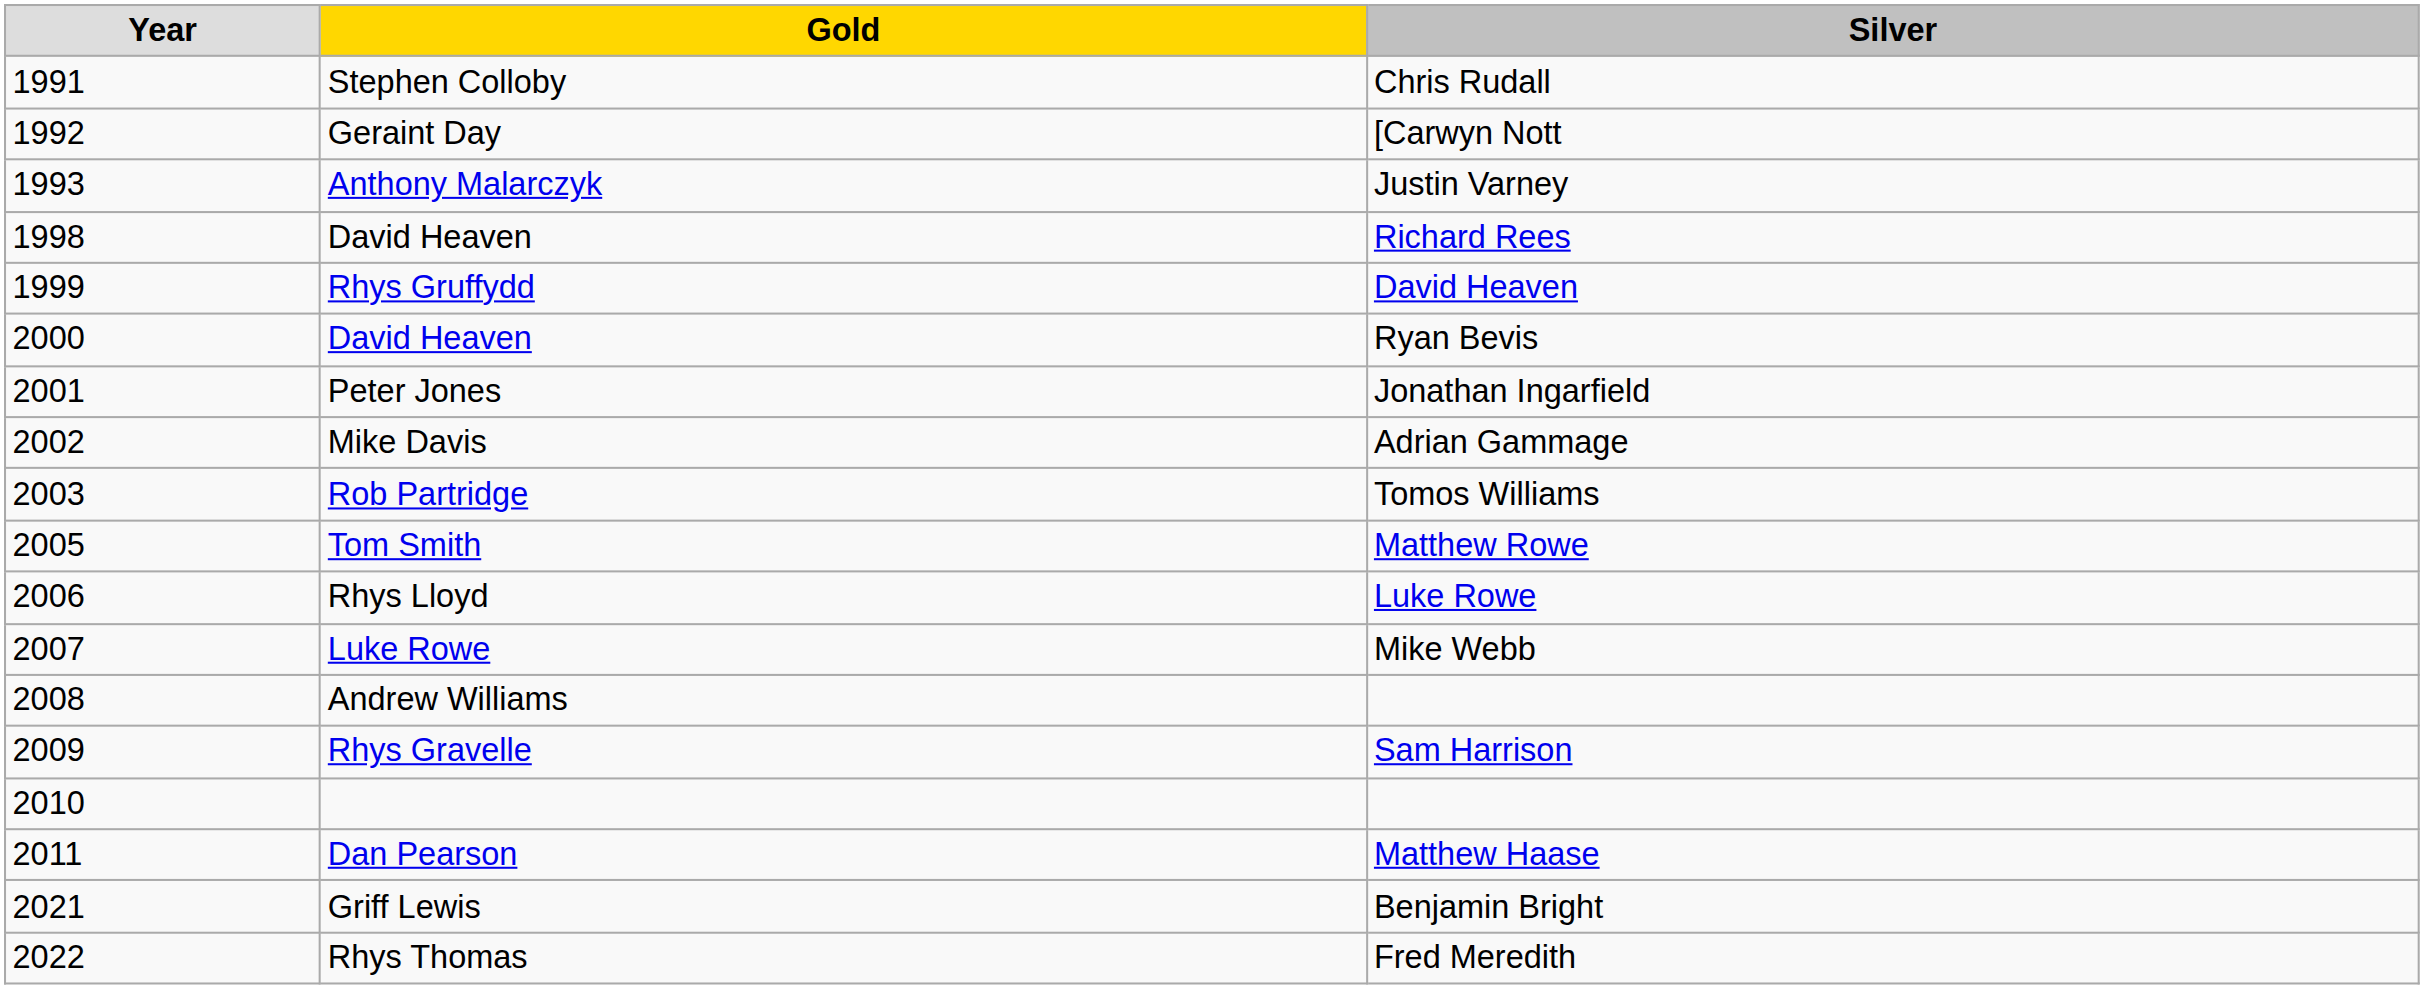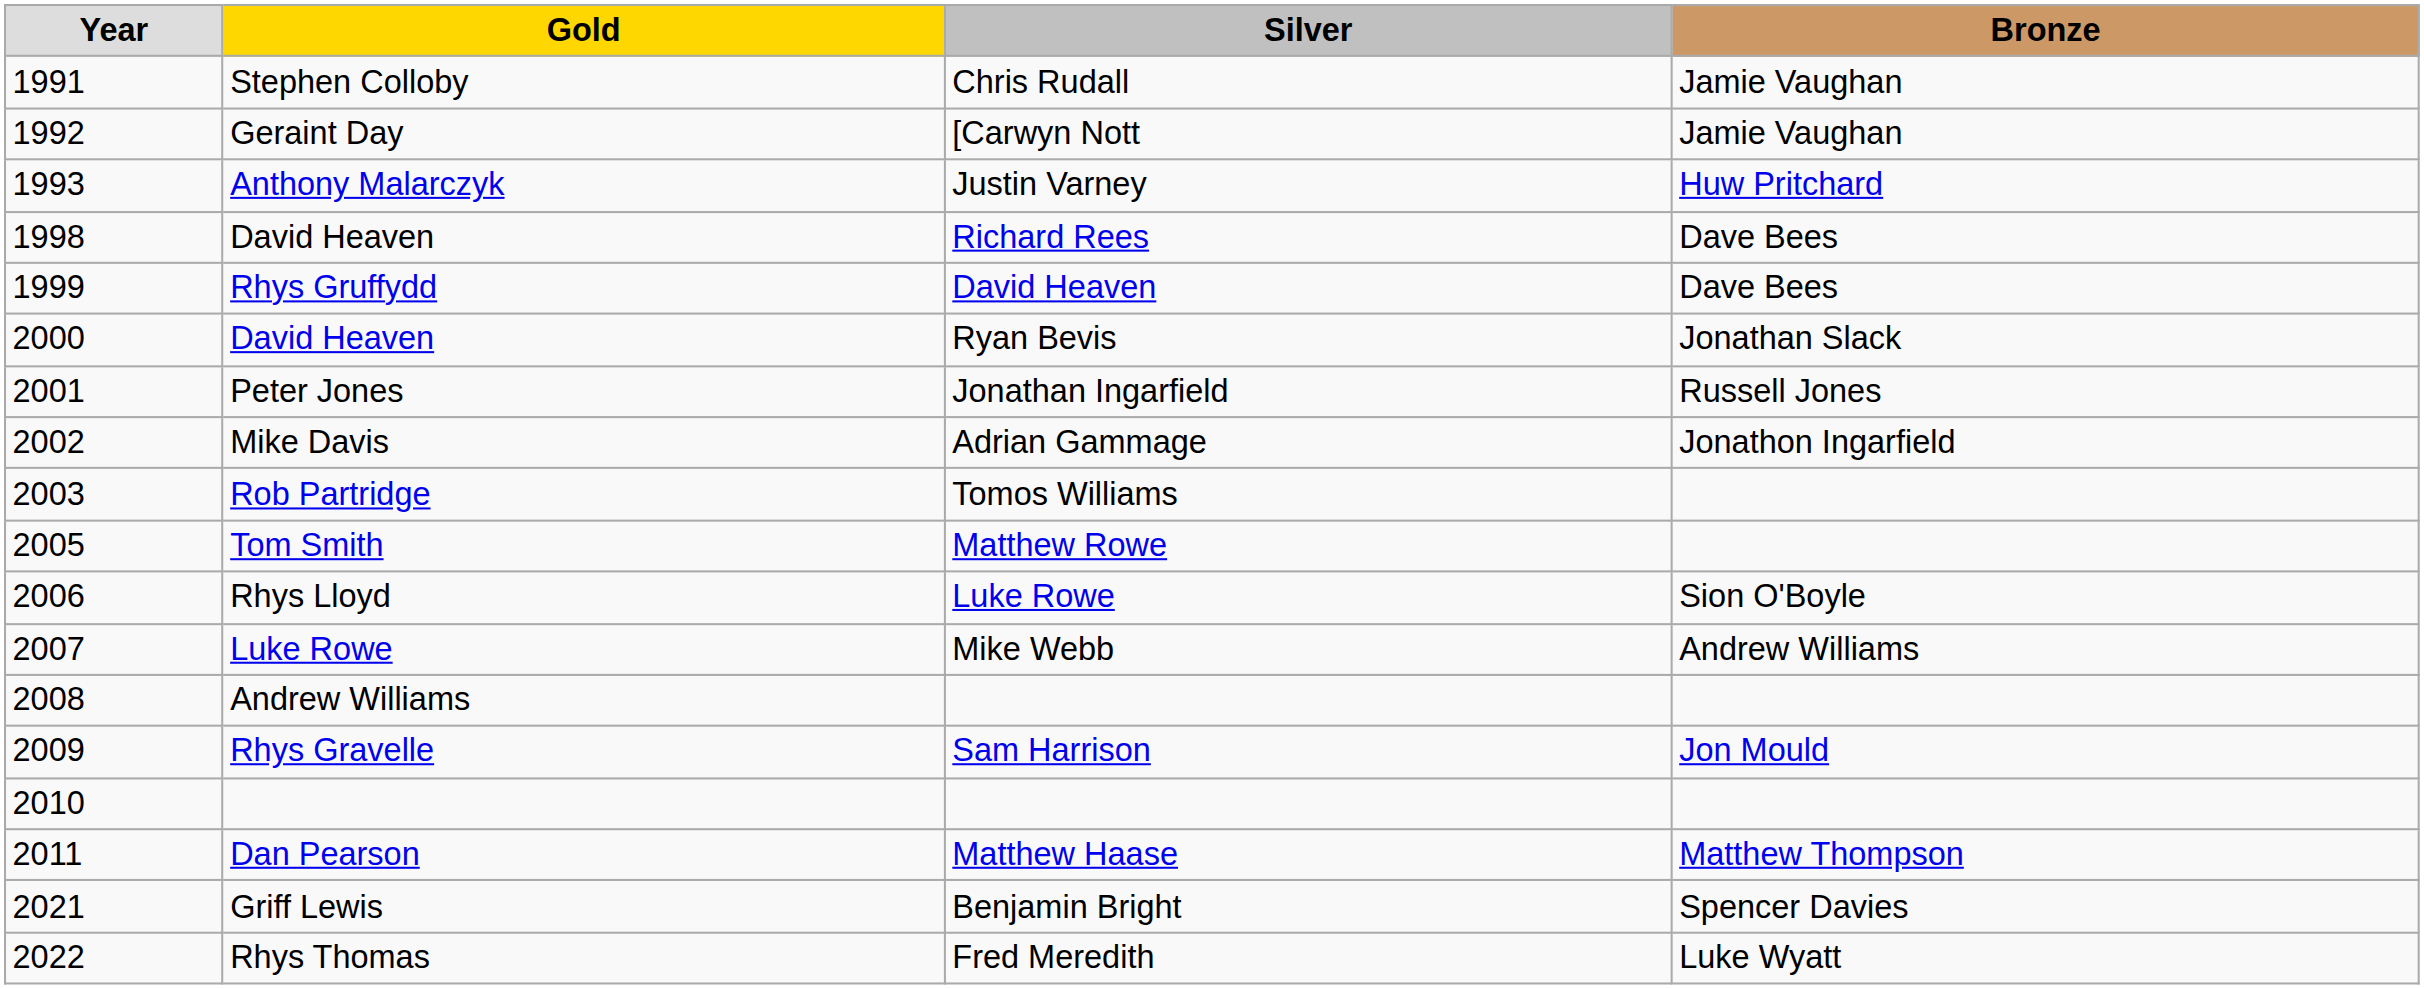+ column: (2046, 30)
